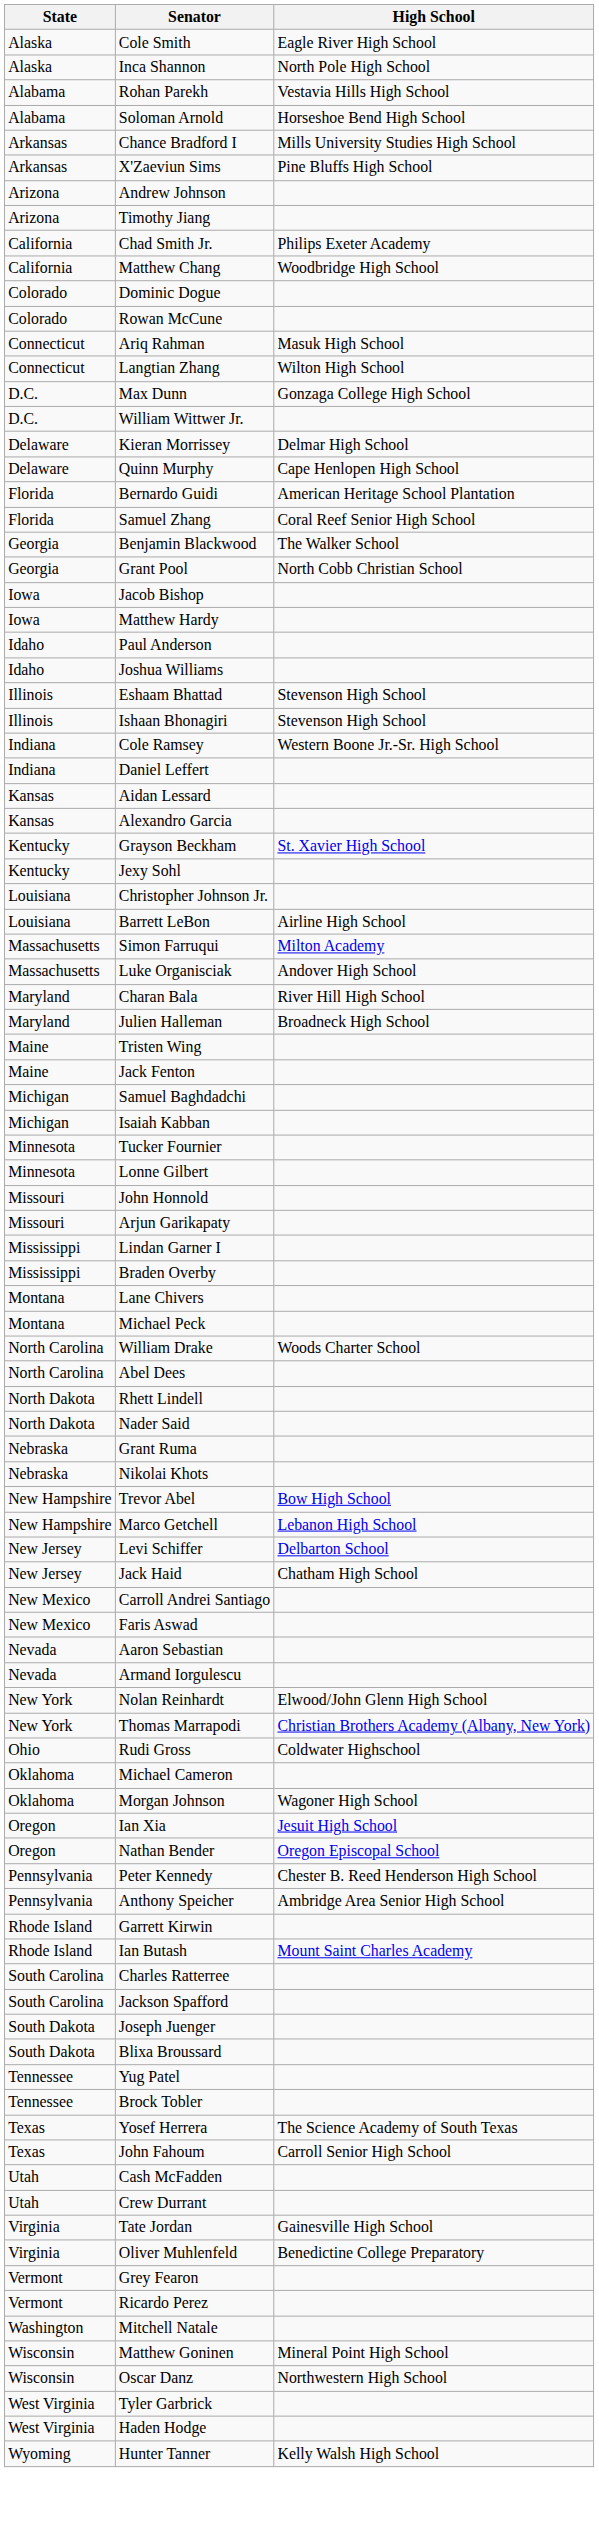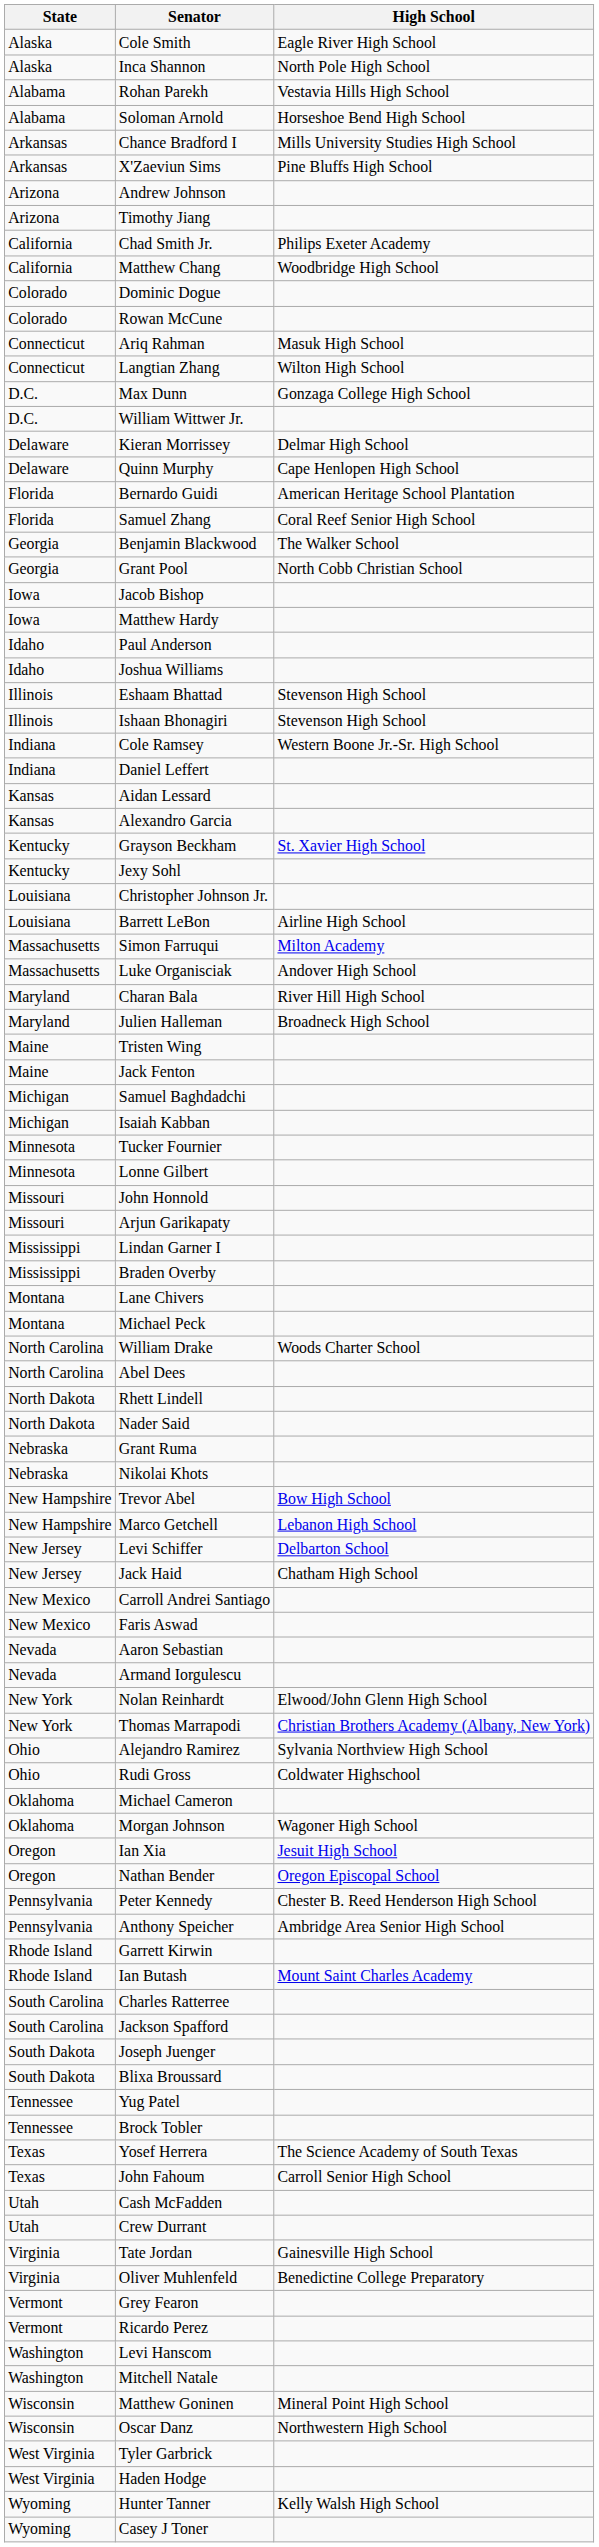+ row: (179, 1750)
+ row: (165, 2353)
+ row: (163, 2529)
